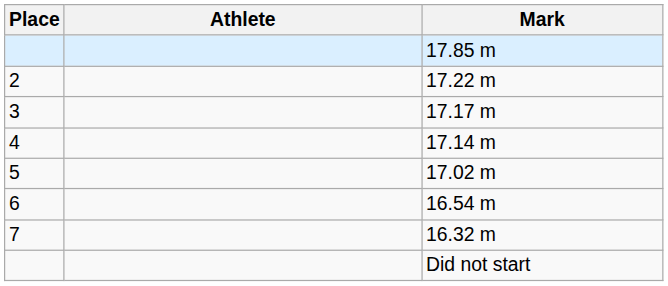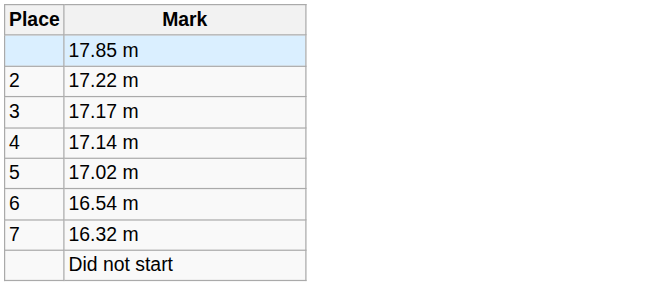- column: (243, 19)
